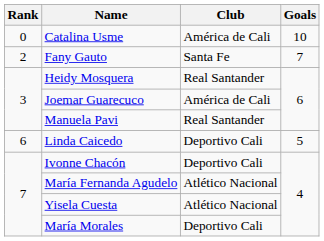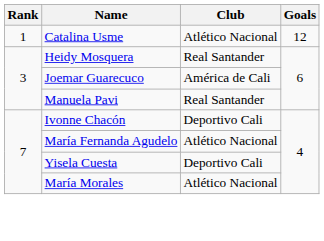(23, 36) 0 -> (23, 36) 1
(227, 36) América de Cali -> (231, 36) Atlético Nacional
(300, 36) 10 -> (300, 36) 12
- row: (76, 57)
- row: (84, 141)
(231, 204) Atlético Nacional -> (223, 162) Deportivo Cali
(223, 225) Deportivo Cali -> (231, 183) Atlético Nacional
